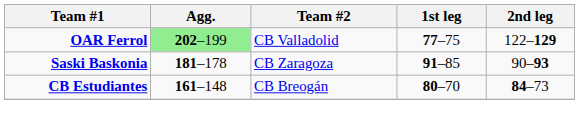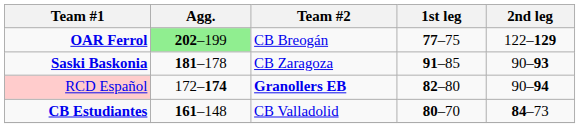(296, 39) CB Valladolid -> (291, 39) CB Breogán
+ row: (106, 87)
(291, 87) CB Breogán -> (296, 110) CB Valladolid
